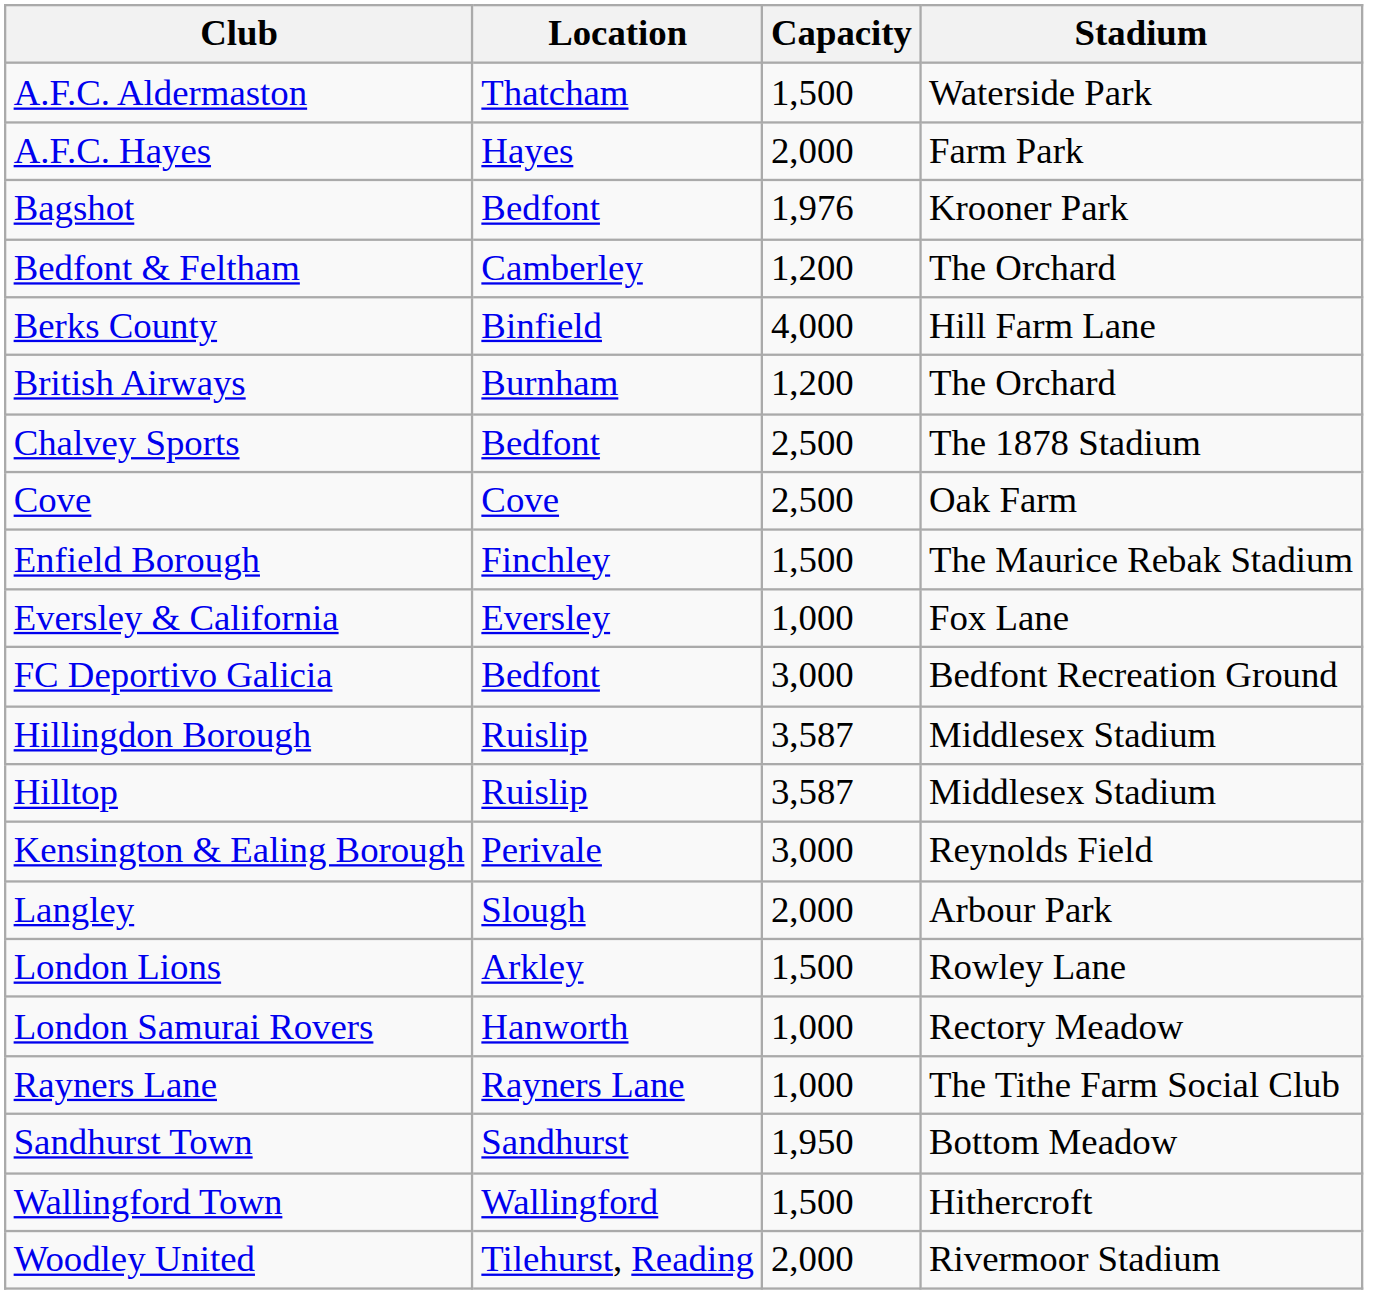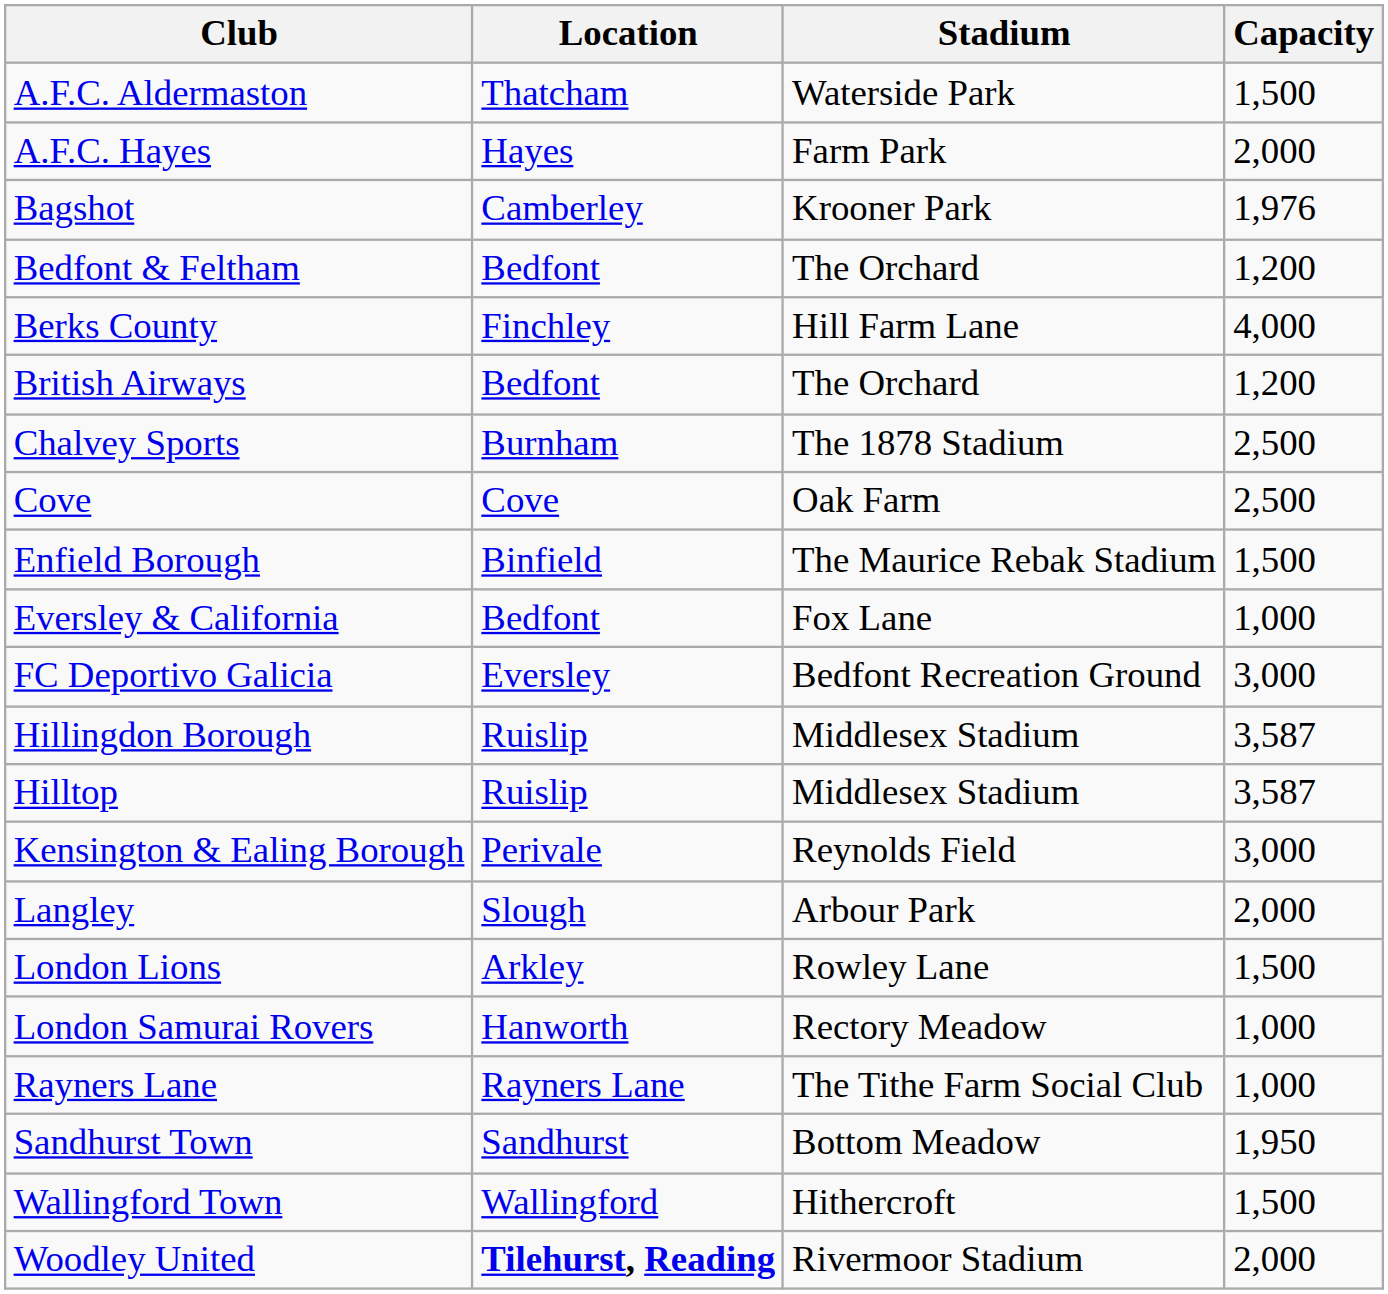columns swapped: (1141, 33) <-> (841, 33)
(541, 208) Bedfont -> (562, 208) Camberley
(562, 267) Camberley -> (541, 267) Bedfont
(542, 325) Binfield -> (546, 325) Finchley
(550, 383) Burnham -> (541, 383) Bedfont
(541, 442) Bedfont -> (550, 442) Burnham
(546, 558) Finchley -> (542, 558) Binfield
(546, 617) Eversley -> (541, 617) Bedfont
(541, 675) Bedfont -> (546, 675) Eversley
(618, 1259) normal -> (628, 1259) bold
